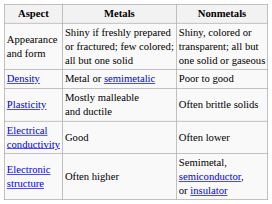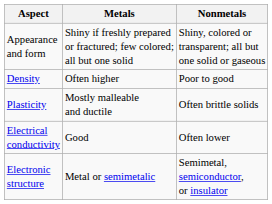(110, 79) Metal or semimetalic -> (92, 79) Often higher
(92, 177) Often higher -> (110, 177) Metal or semimetalic
